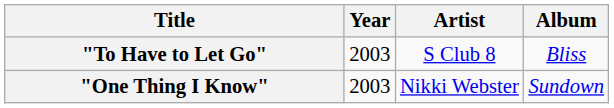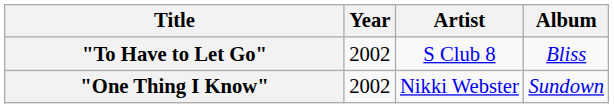(370, 53) 2003 -> (370, 53) 2002
(370, 86) 2003 -> (370, 86) 2002
